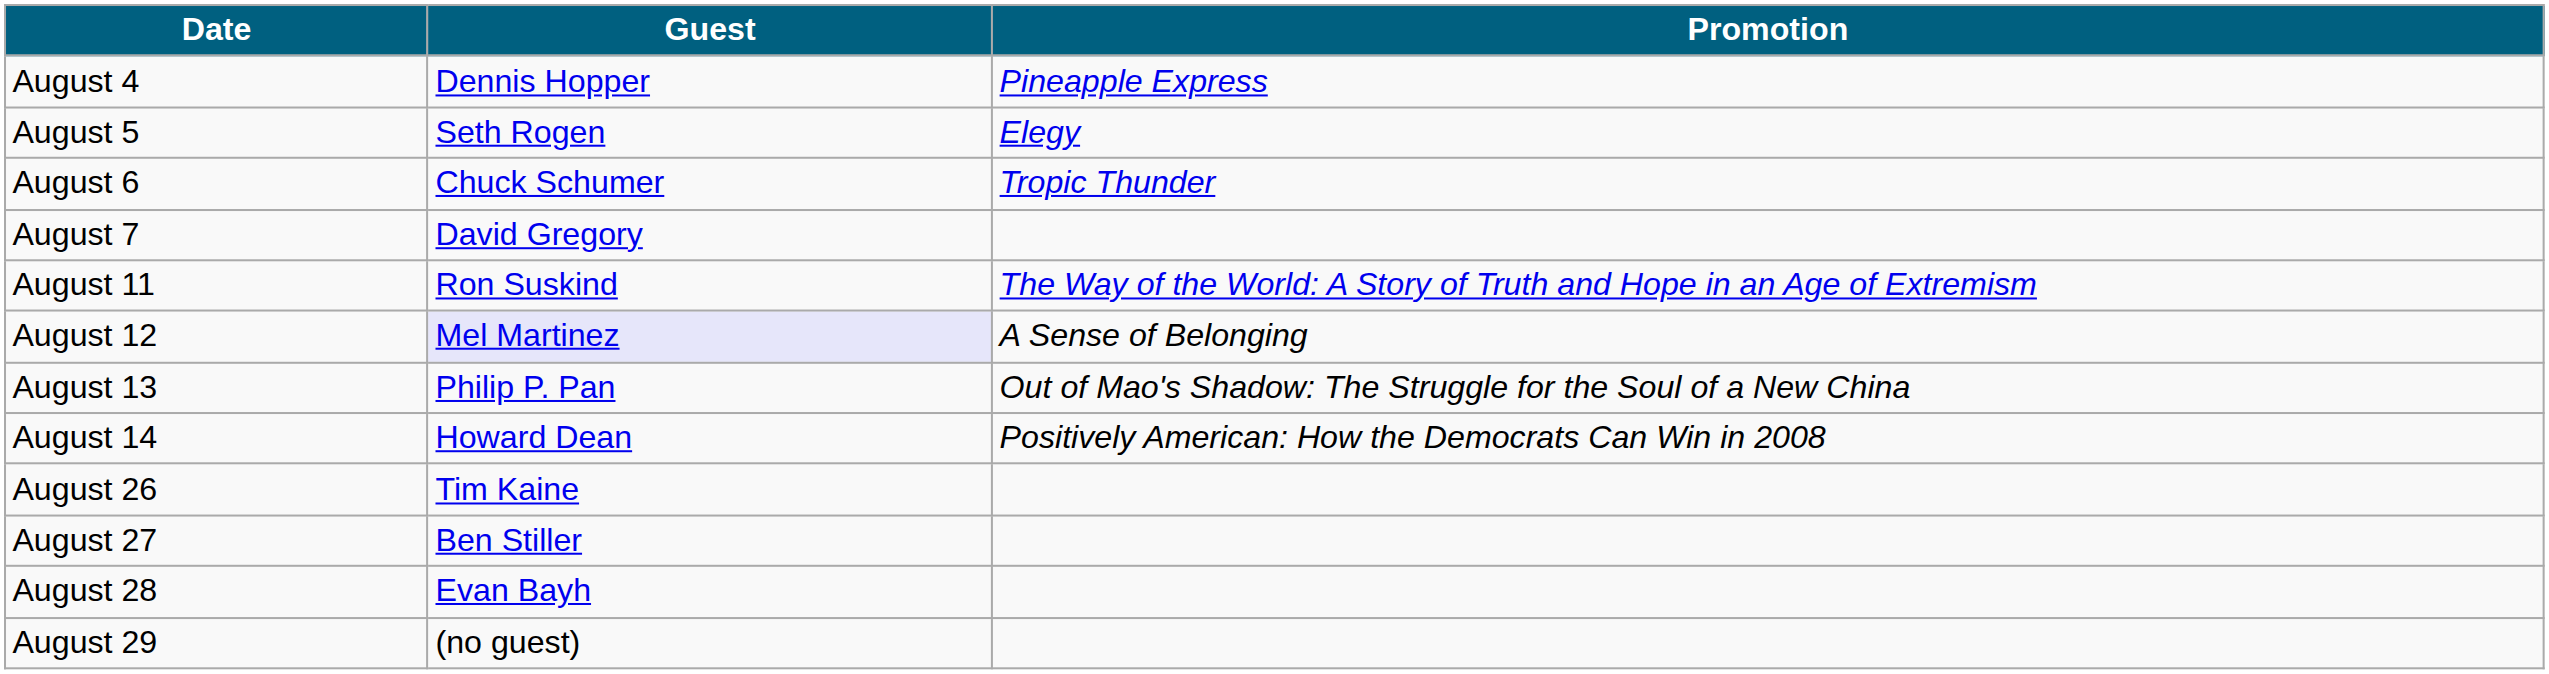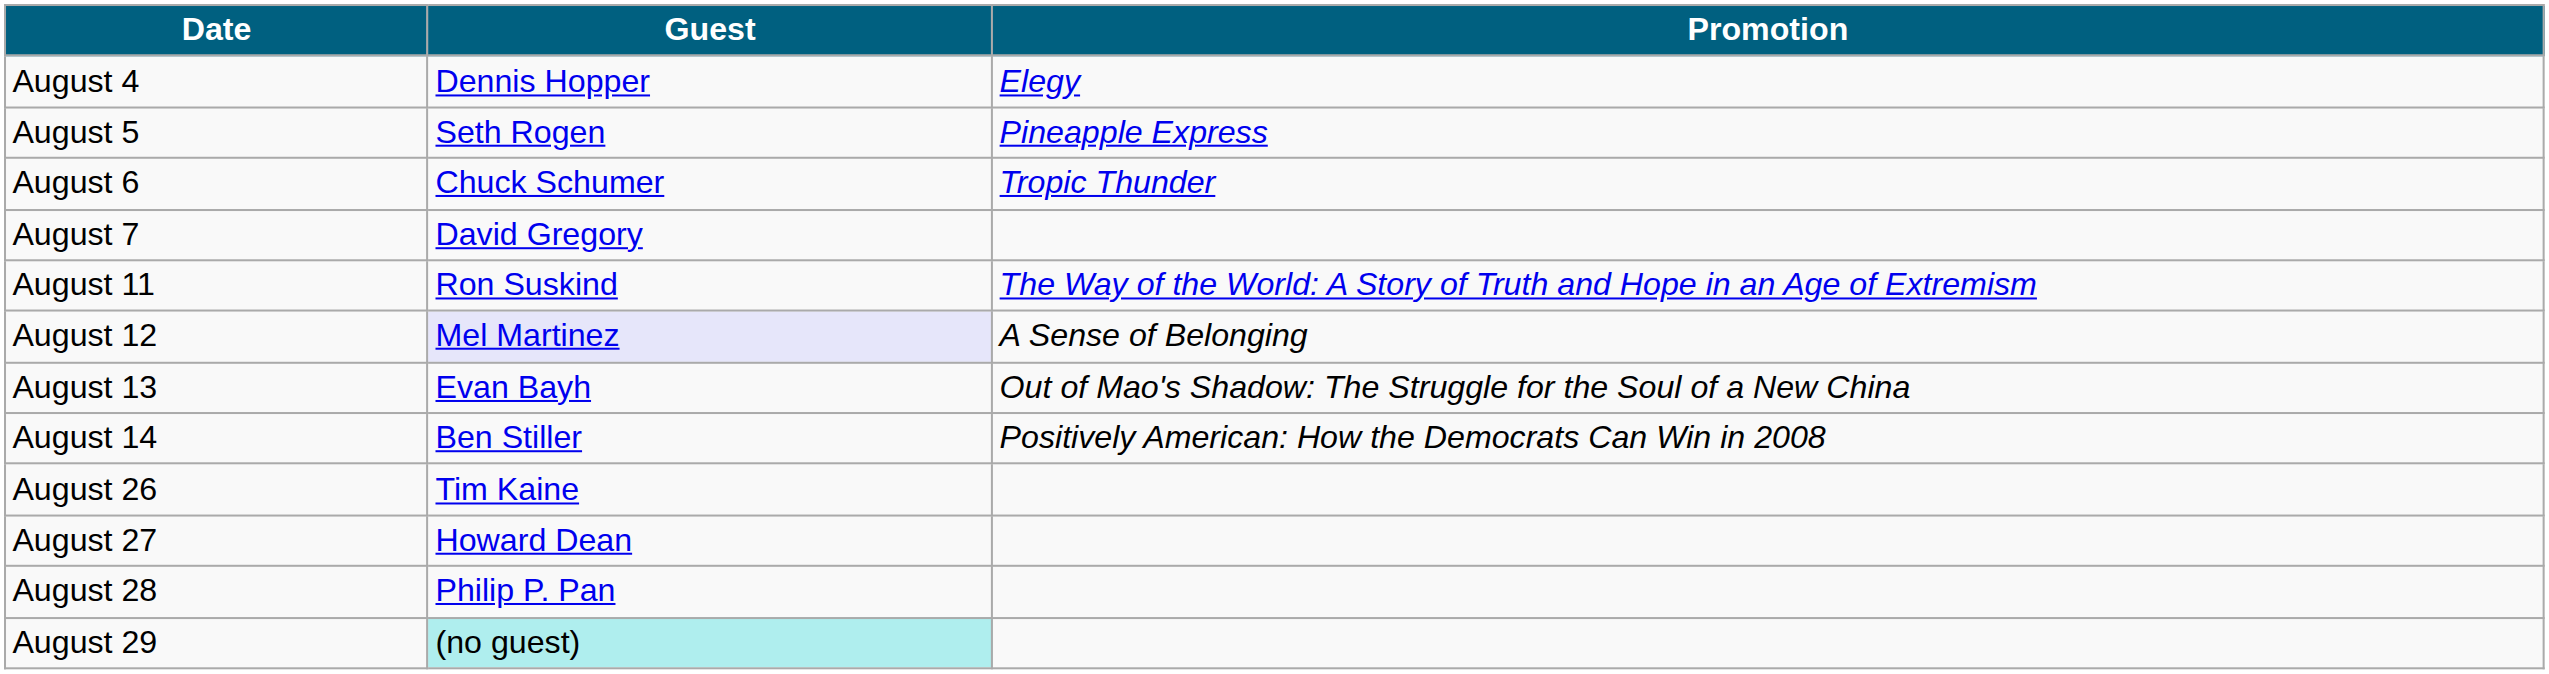(1134, 81) Pineapple Express -> (1040, 81) Elegy
(1040, 132) Elegy -> (1134, 132) Pineapple Express
(525, 387) Philip P. Pan -> (513, 387) Evan Bayh
(534, 438) Howard Dean -> (509, 438) Ben Stiller
(509, 540) Ben Stiller -> (534, 540) Howard Dean
(513, 591) Evan Bayh -> (525, 591) Philip P. Pan
(508, 642) no background -> (508, 642) paleturquoise background
